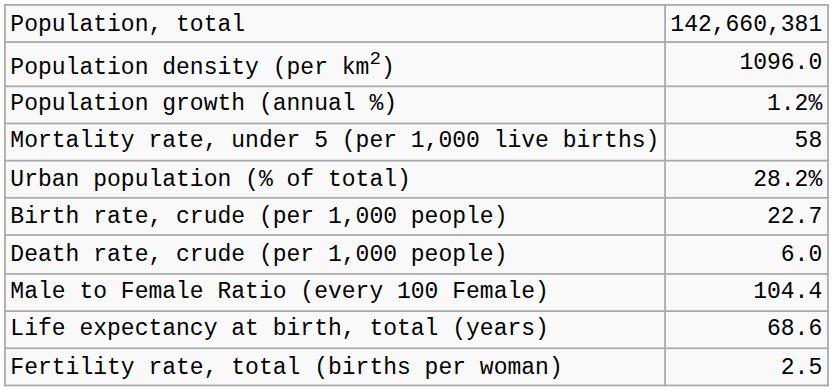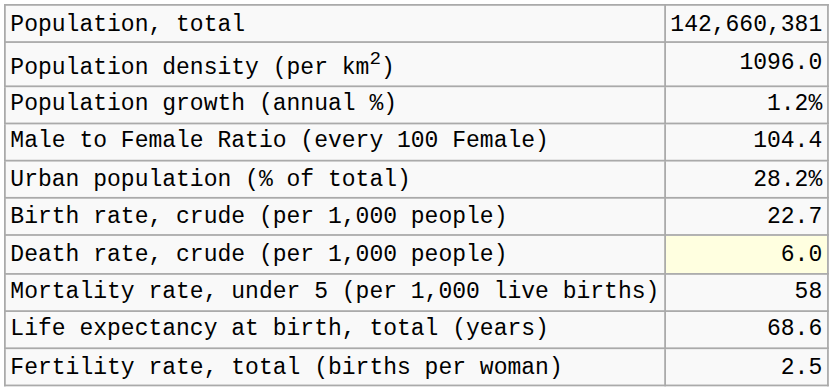rows swapped: (280, 292) <-> (335, 142)
(802, 255) no background -> (802, 255) lightyellow background
